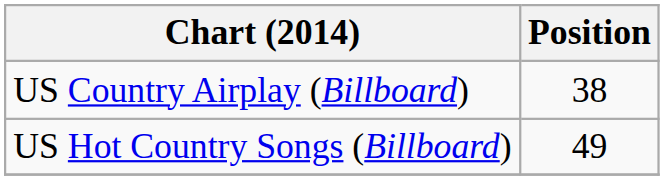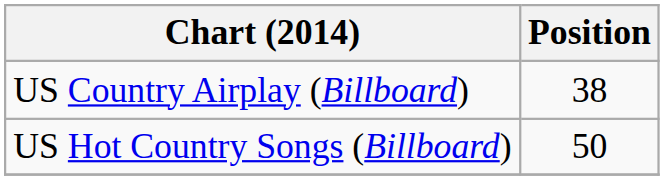(590, 145) 49 -> (590, 145) 50
